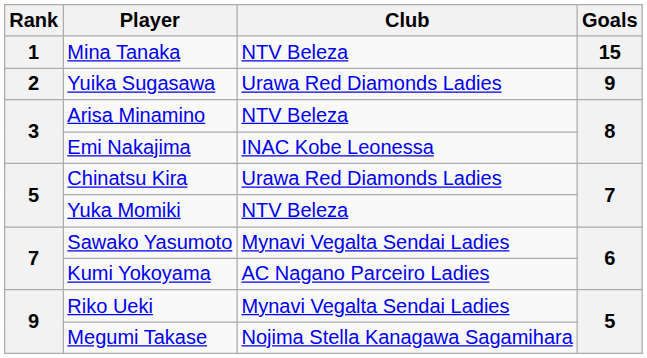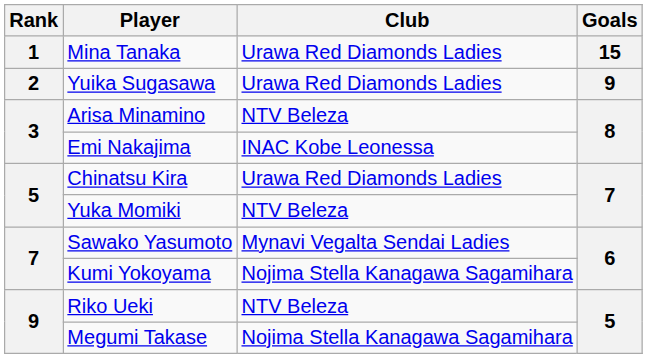(295, 52) NTV Beleza -> (372, 52) Urawa Red Diamonds Ladies
(365, 274) AC Nagano Parceiro Ladies -> (407, 274) Nojima Stella Kanagawa Sagamihara
(375, 305) Mynavi Vegalta Sendai Ladies -> (295, 305) NTV Beleza
